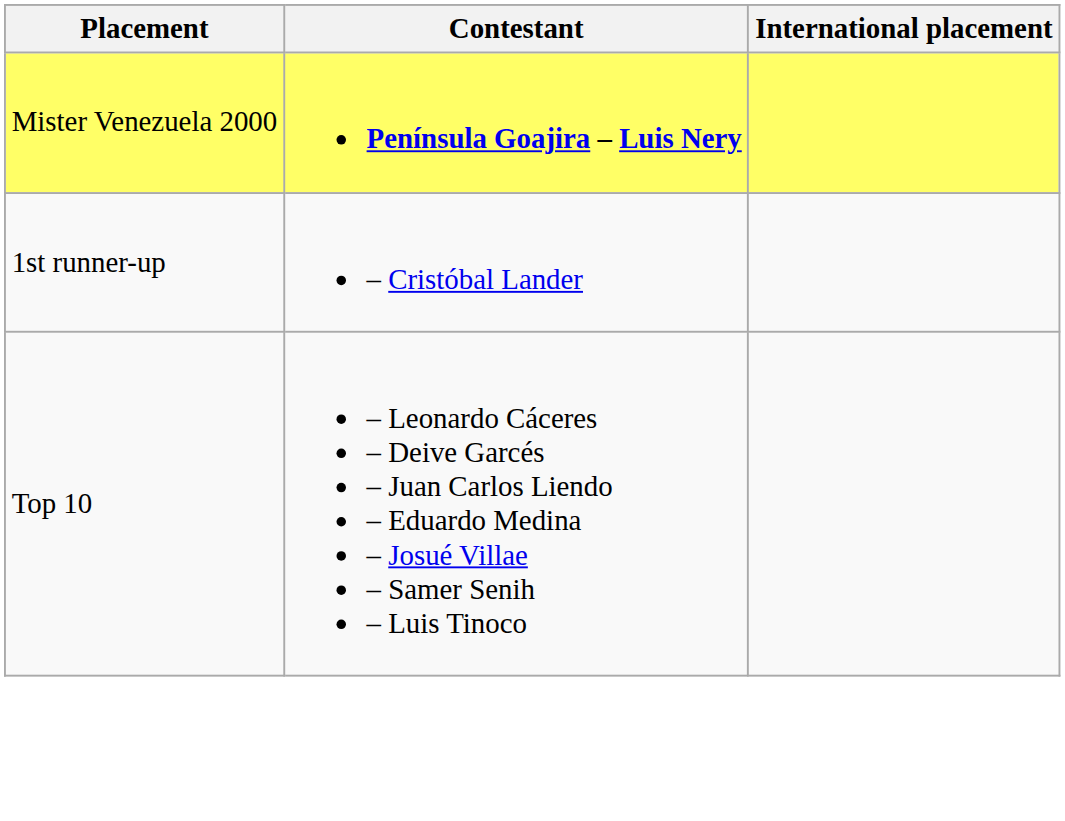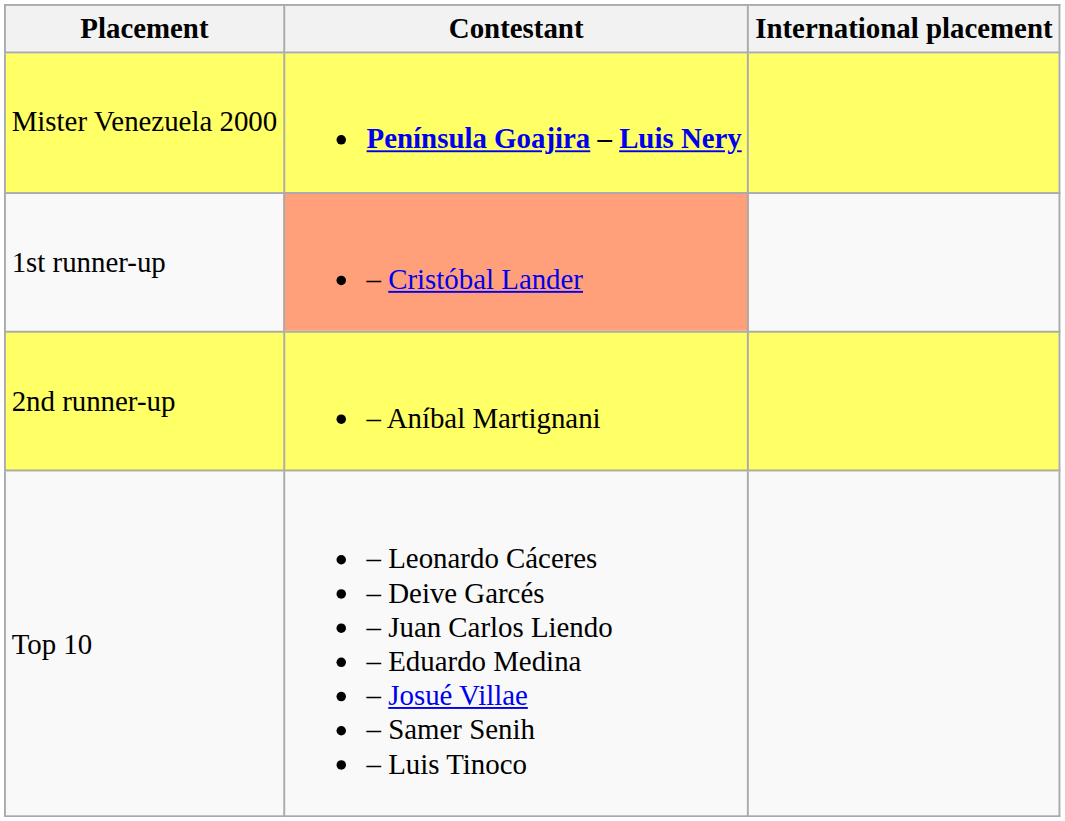(516, 279) no background -> (516, 279) lightsalmon background
+ row: (94, 401)
